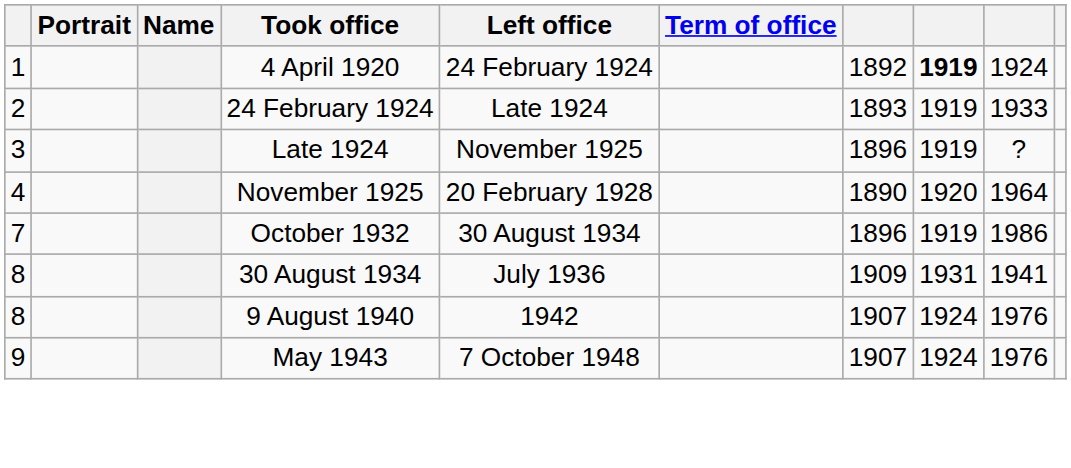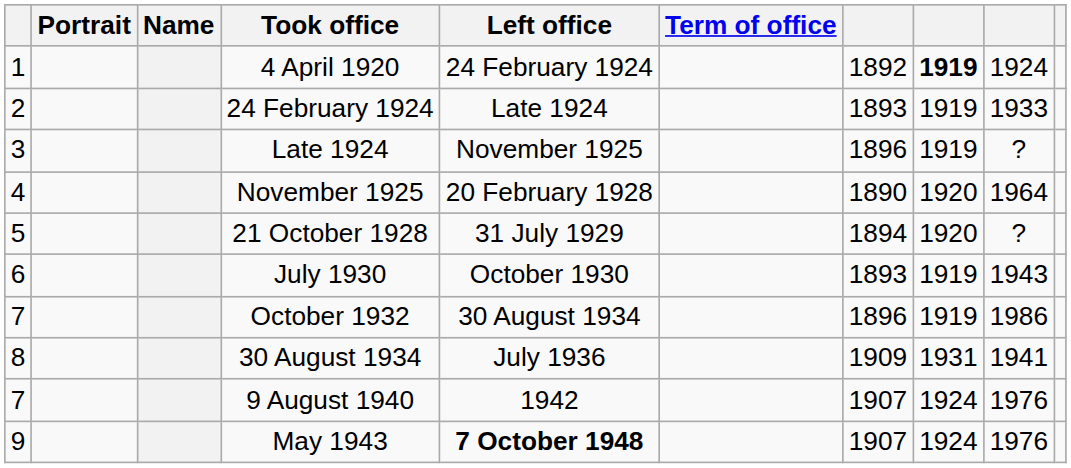+ row: (330, 233)
+ row: (330, 274)
(18, 316) 8 -> (18, 399) 7
(549, 358) normal -> (549, 441) bold
